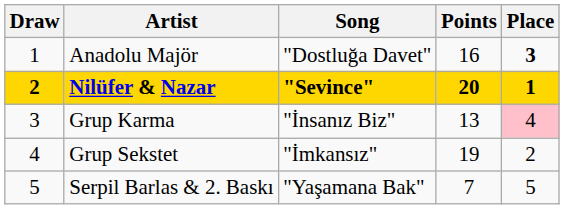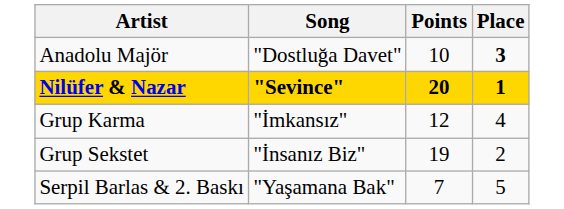- column: (35, 21)
(469, 54) 16 -> (439, 54) 10
(339, 120) "İnsanız Biz" -> (300, 120) "İmkansız"
(469, 120) 13 -> (439, 120) 12
(530, 120) pink background -> (501, 120) no background
(330, 154) "İmkansız" -> (309, 154) "İnsanız Biz"
